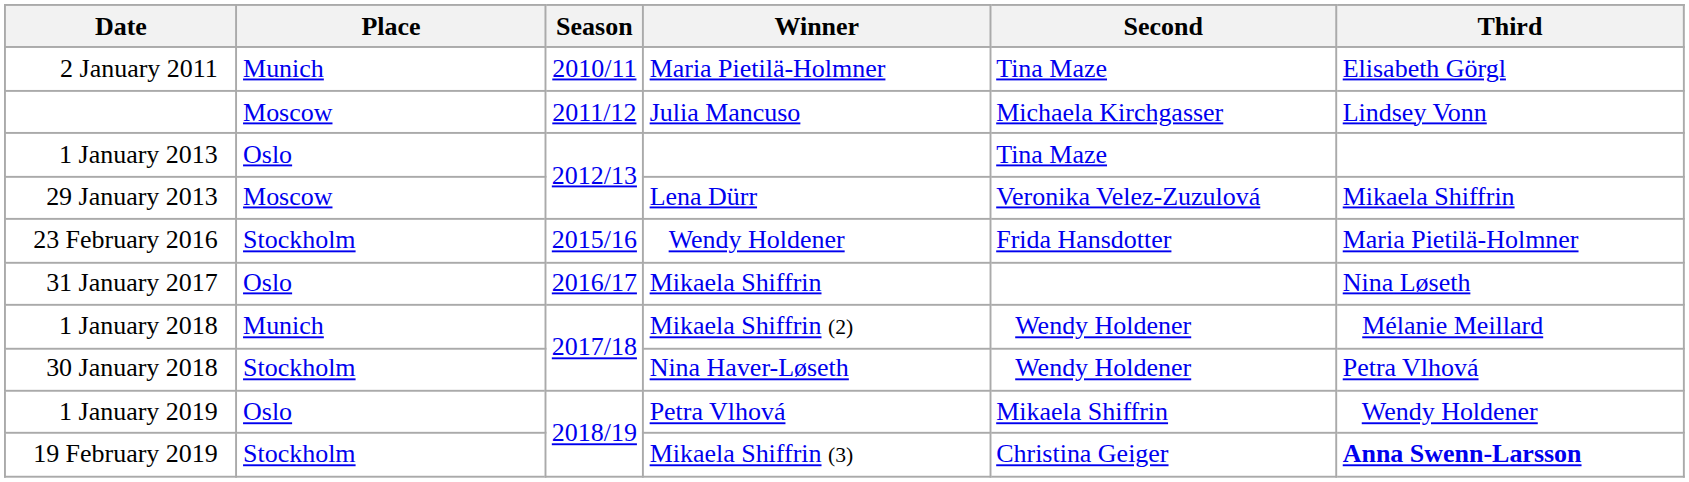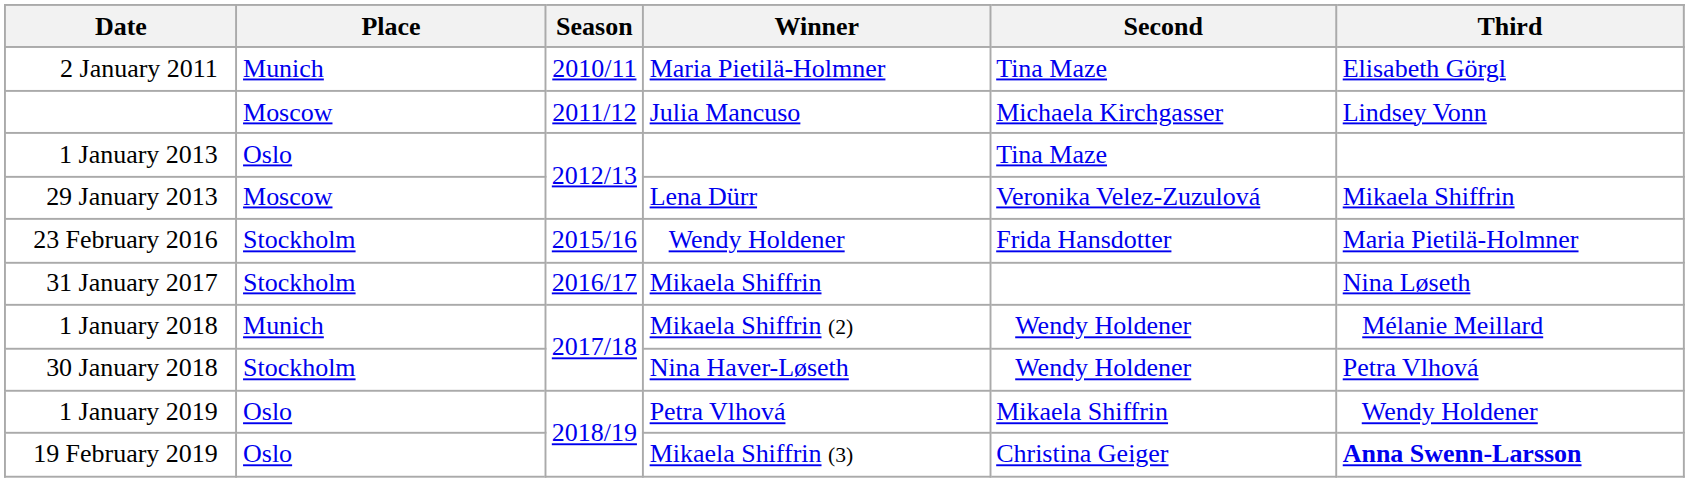(268, 282) Oslo -> (299, 282) Stockholm
(299, 454) Stockholm -> (268, 454) Oslo
